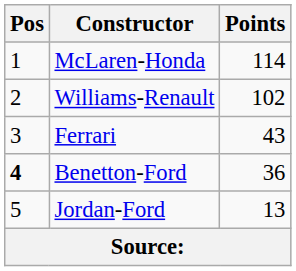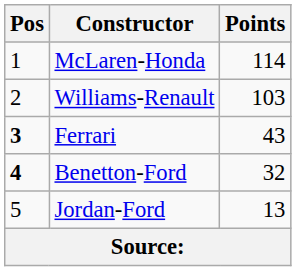(268, 98) 102 -> (268, 98) 103
(16, 135) normal -> (16, 135) bold
(274, 172) 36 -> (274, 172) 32
